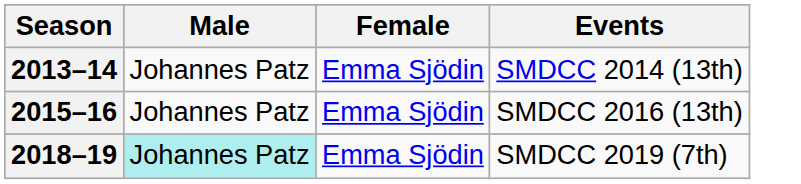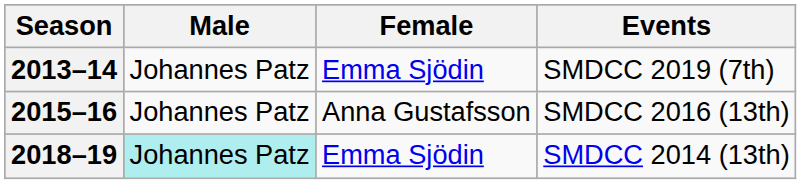(620, 69) SMDCC 2014 (13th) -> (659, 69) SMDCC 2019 (7th)
(403, 112) Emma Sjödin -> (426, 112) Anna Gustafsson
(612, 155) SMDCC 2019 (7th) -> (666, 155) SMDCC 2014 (13th)
